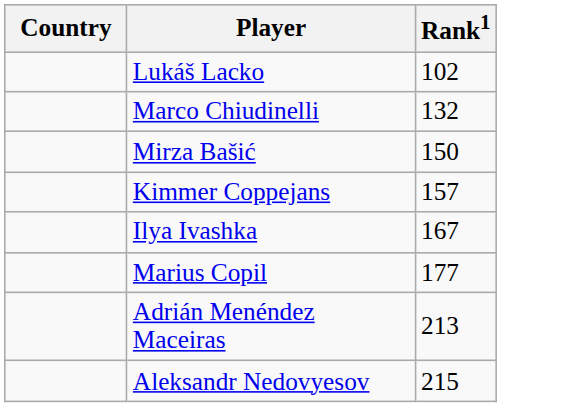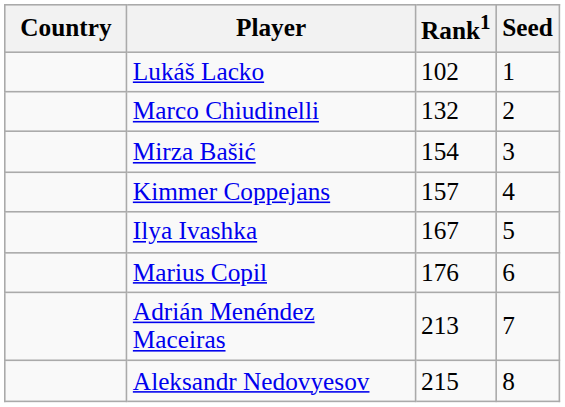+ column: (528, 27)
(440, 151) 150 -> (440, 151) 154
(440, 271) 177 -> (440, 271) 176
